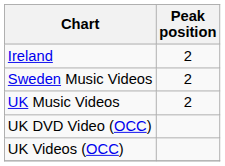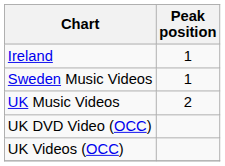(188, 56) 2 -> (188, 56) 1
(188, 79) 2 -> (188, 79) 1
